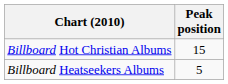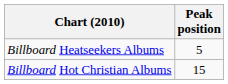rows swapped: (89, 49) <-> (86, 69)
